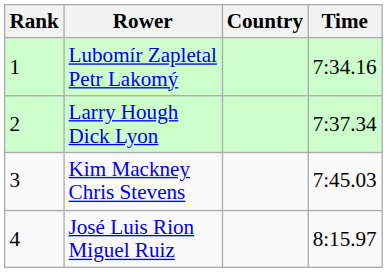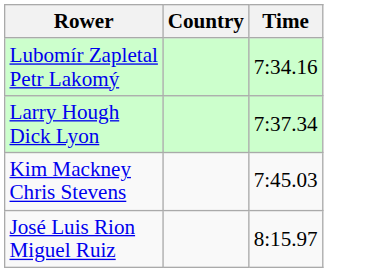- column: (34, 21)
